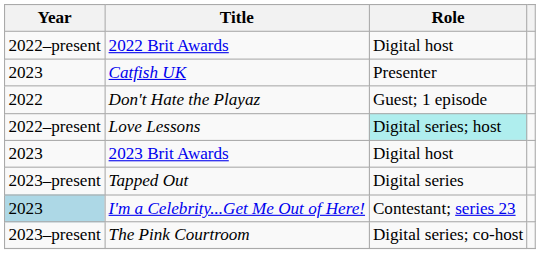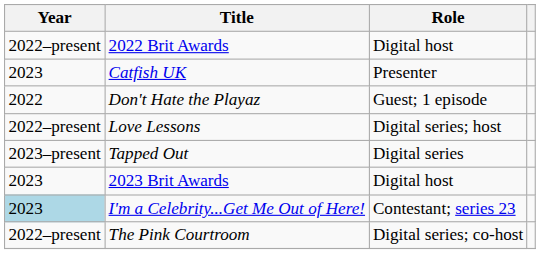(437, 126) paleturquoise background -> (437, 126) no background
rows swapped: (148, 180) <-> (169, 153)
(55, 235) 2023–present -> (55, 235) 2022–present
